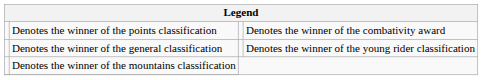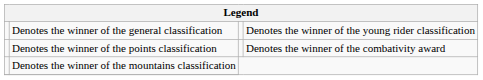rows swapped: (117, 48) <-> (114, 30)
